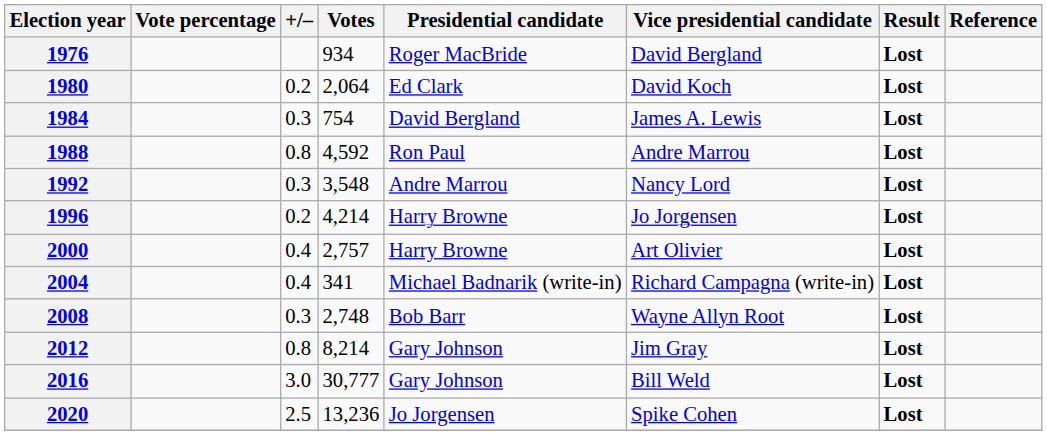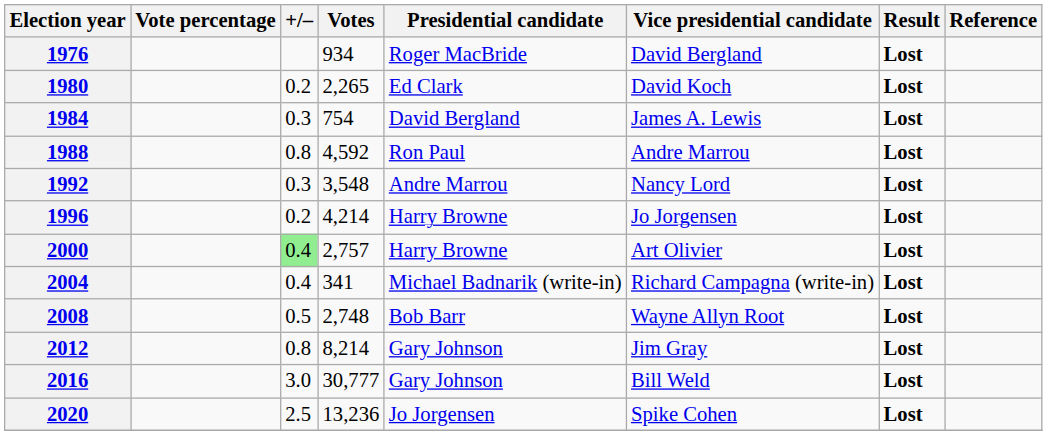(346, 86) 2,064 -> (346, 86) 2,265
(298, 250) no background -> (298, 250) lightgreen background
(298, 315) 0.3 -> (298, 315) 0.5
